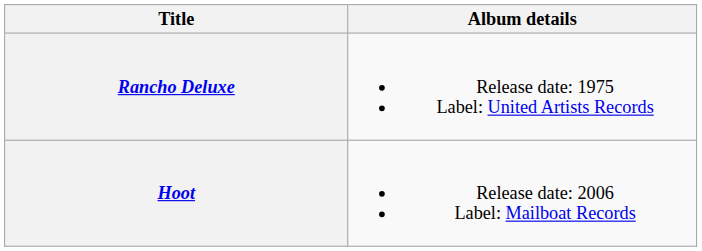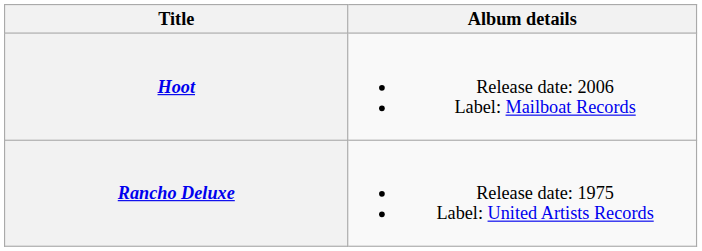rows swapped: (176, 86) <-> (176, 193)
